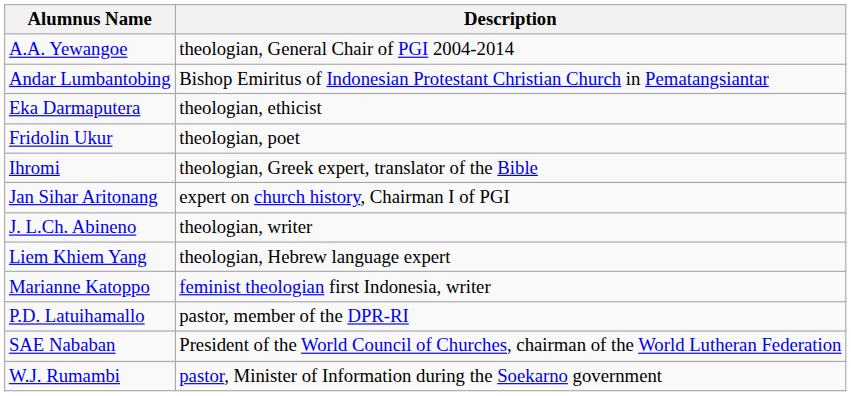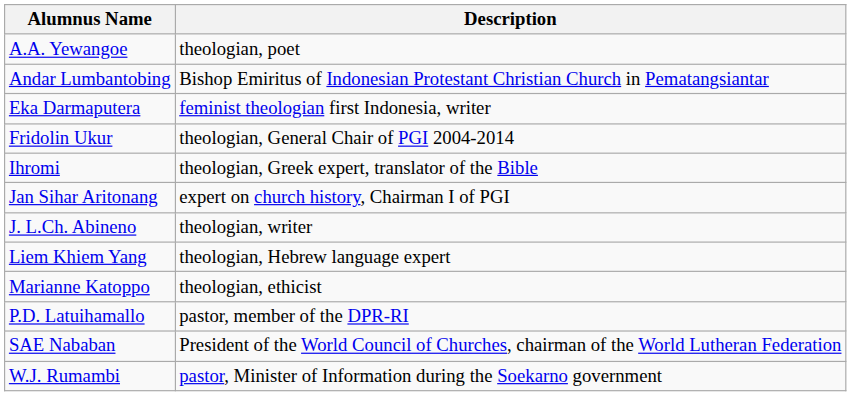(347, 49) theologian, General Chair of PGI 2004-2014 -> (240, 49) theologian, poet
(250, 108) theologian, ethicist -> (335, 108) feminist theologian first Indonesia, writer
(240, 138) theologian, poet -> (347, 138) theologian, General Chair of PGI 2004-2014
(335, 286) feminist theologian first Indonesia, writer -> (250, 286) theologian, ethicist
